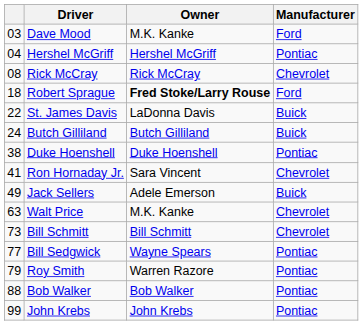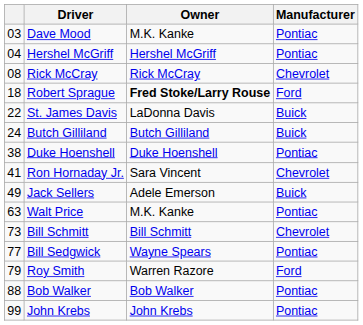(289, 34) Ford -> (297, 34) Pontiac
(303, 212) Chevrolet -> (297, 212) Pontiac
(297, 271) Pontiac -> (289, 271) Ford
